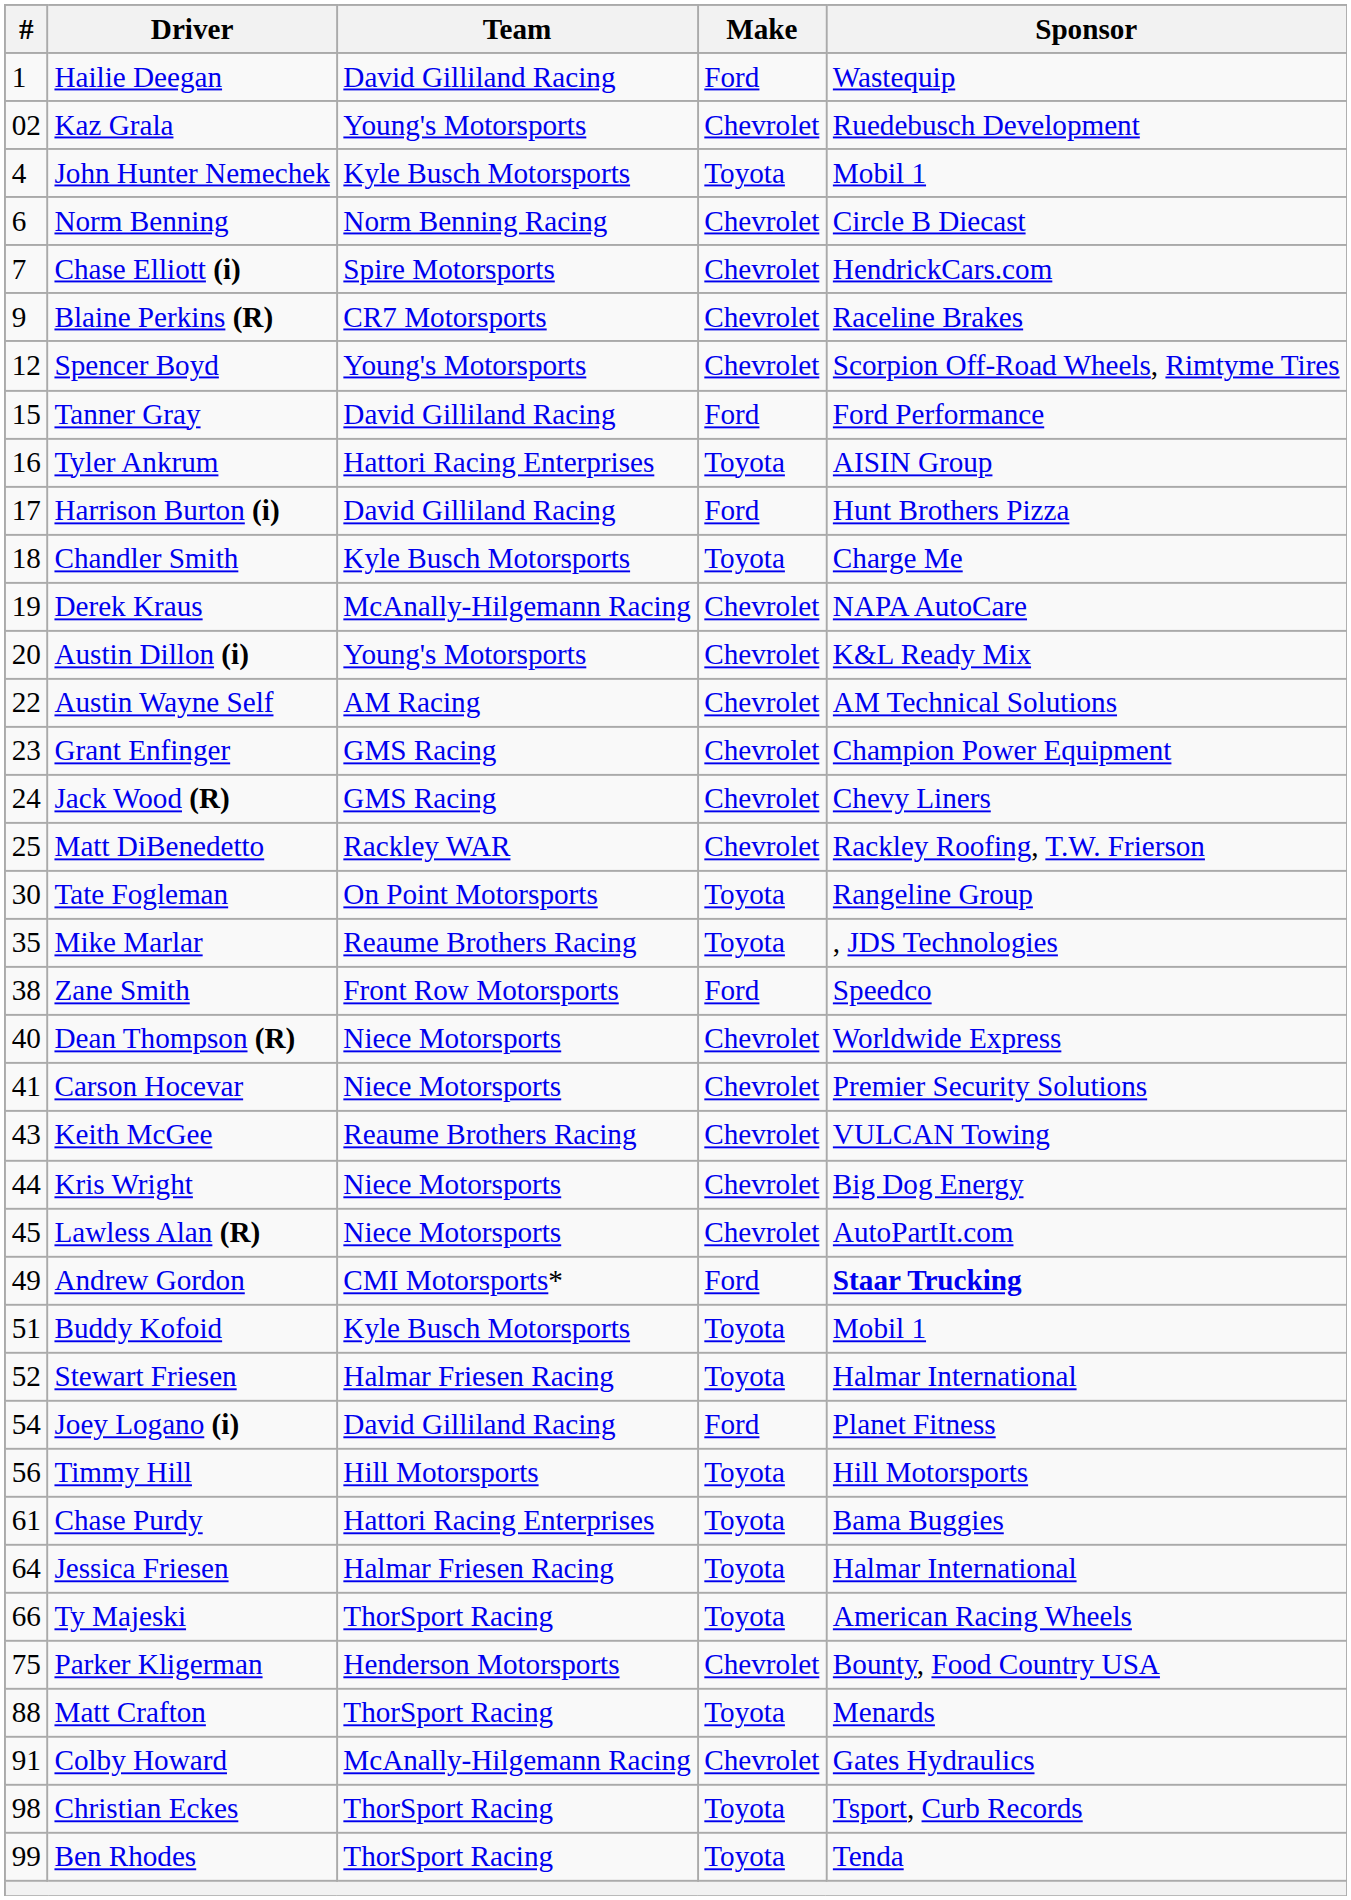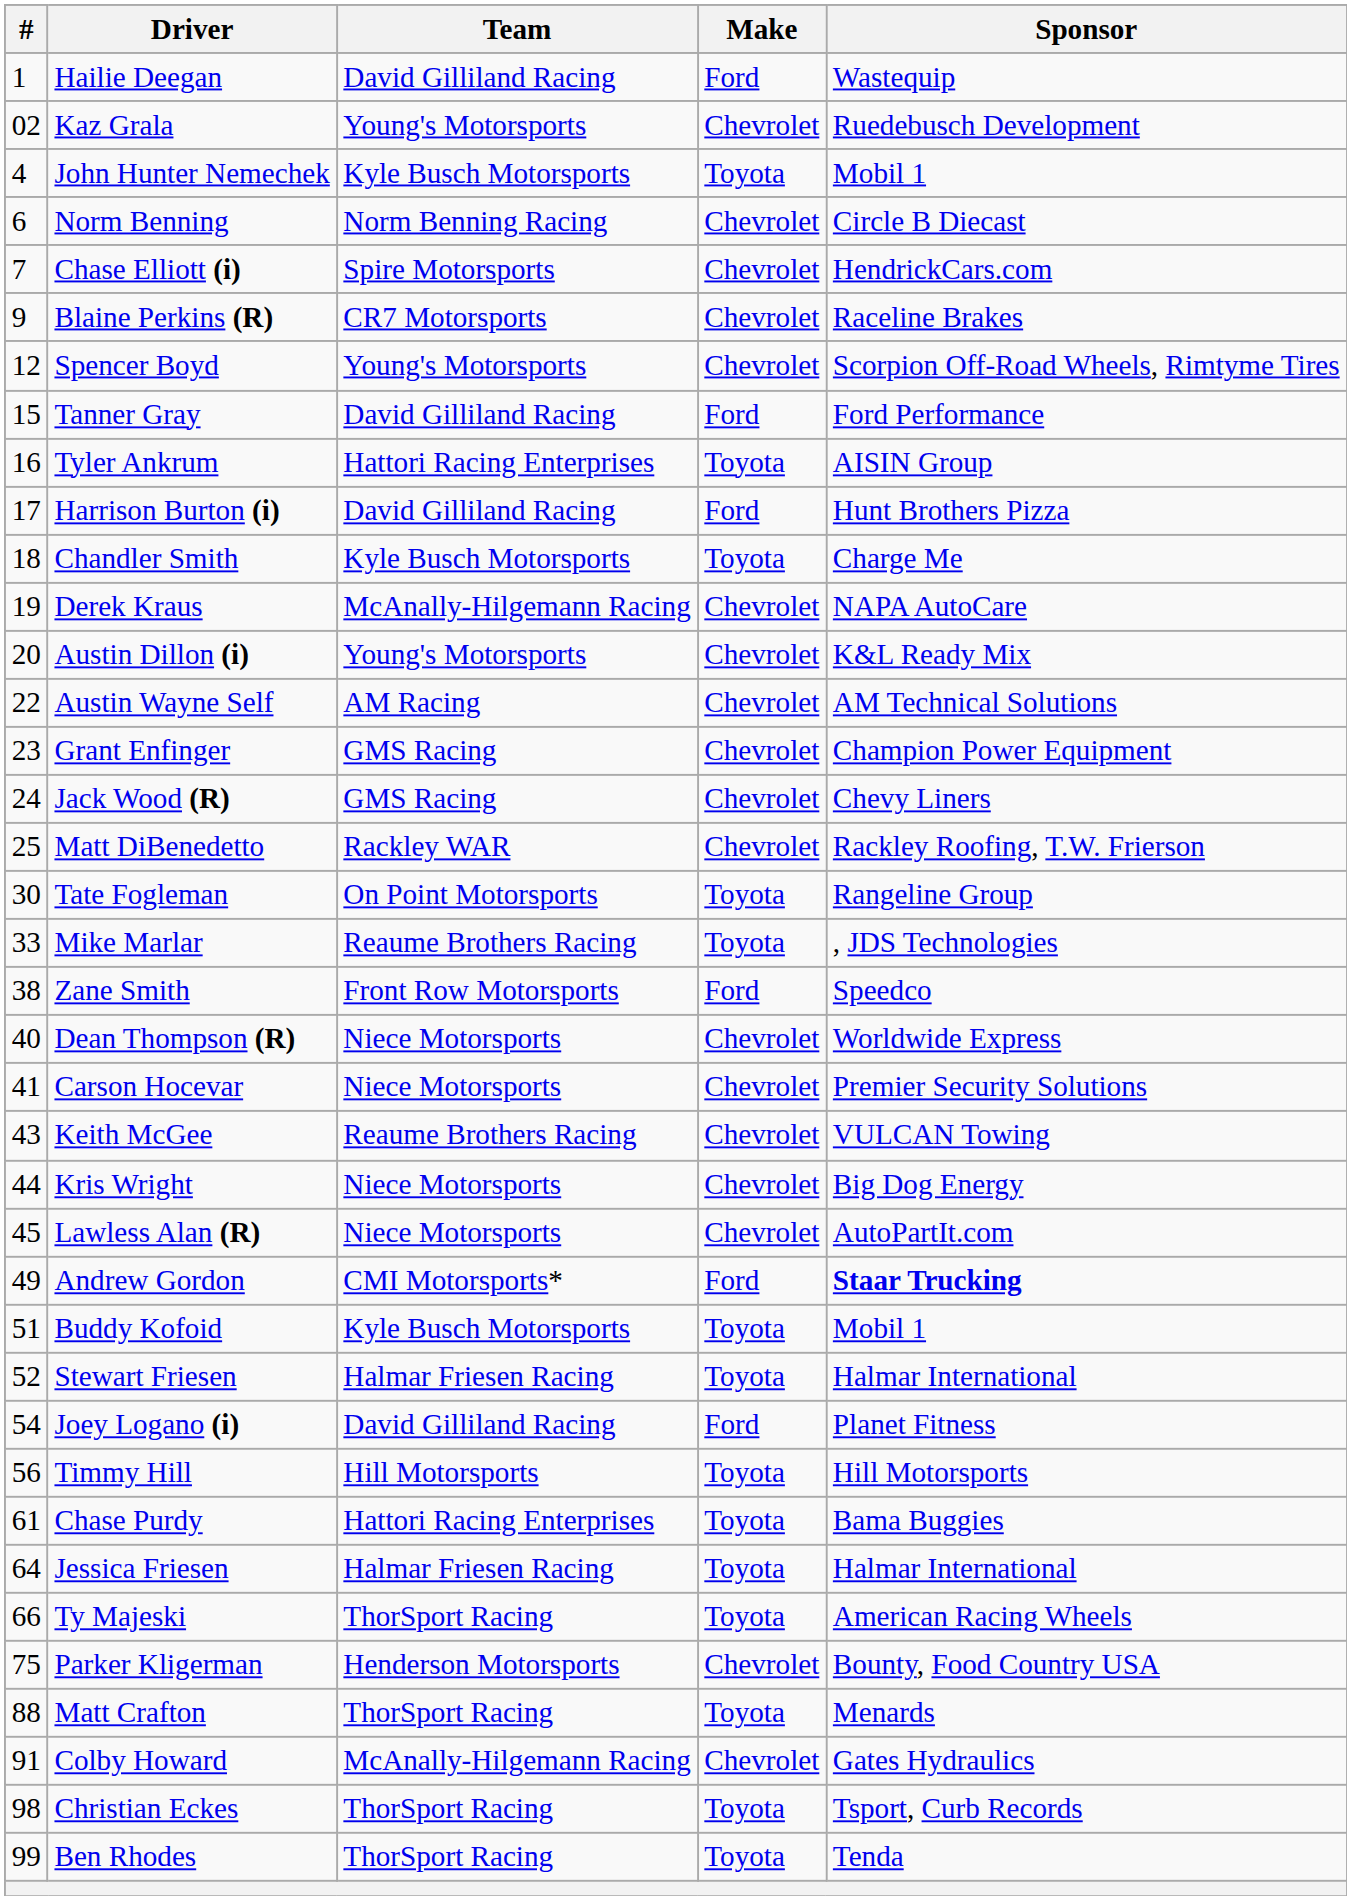(26, 943) 35 -> (26, 943) 33
